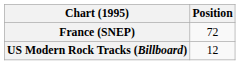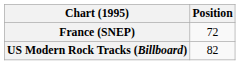(213, 50) 12 -> (213, 50) 82
